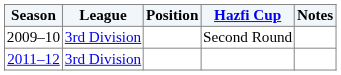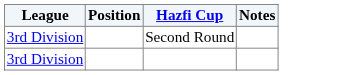- column: (33, 15)
